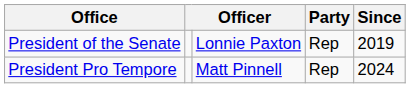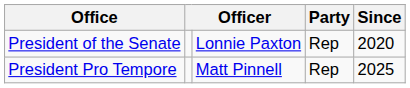(376, 43) 2019 -> (376, 43) 2020
(376, 69) 2024 -> (376, 69) 2025
